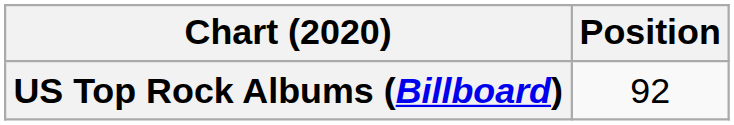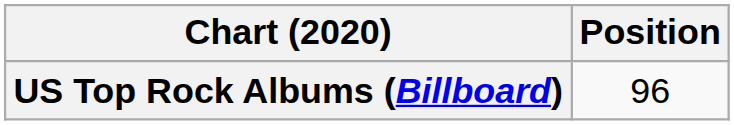(650, 89) 92 -> (650, 89) 96
